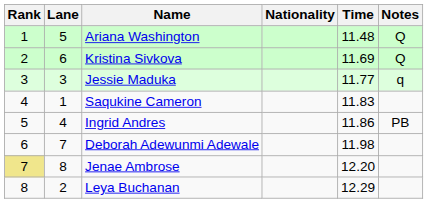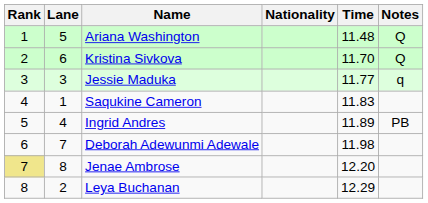(358, 58) 11.69 -> (358, 58) 11.70
(358, 123) 11.86 -> (358, 123) 11.89
